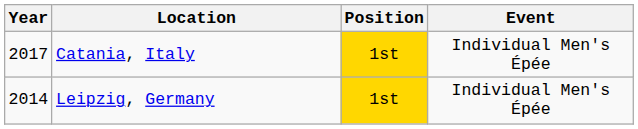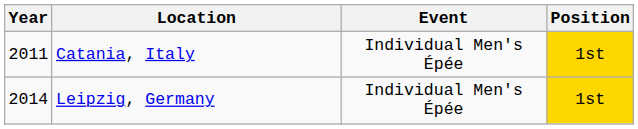columns swapped: (531, 18) <-> (384, 18)
(28, 55) 2017 -> (28, 55) 2011
